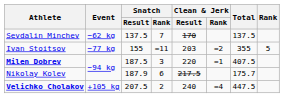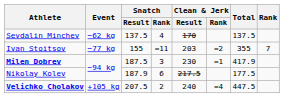(162, 35) 7 -> (162, 35) 4
(268, 48) 5 -> (268, 48) 7
(189, 61) 220 -> (189, 61) 230
(244, 61) 407.5 -> (244, 61) 417.9
(244, 73) 175.7 -> (244, 73) 177.5
